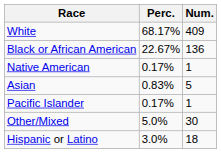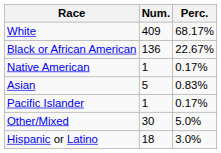columns swapped: (200, 13) <-> (161, 13)
